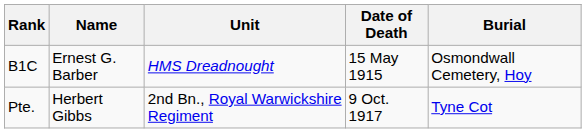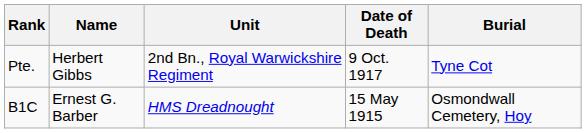rows swapped: (22, 107) <-> (23, 66)
